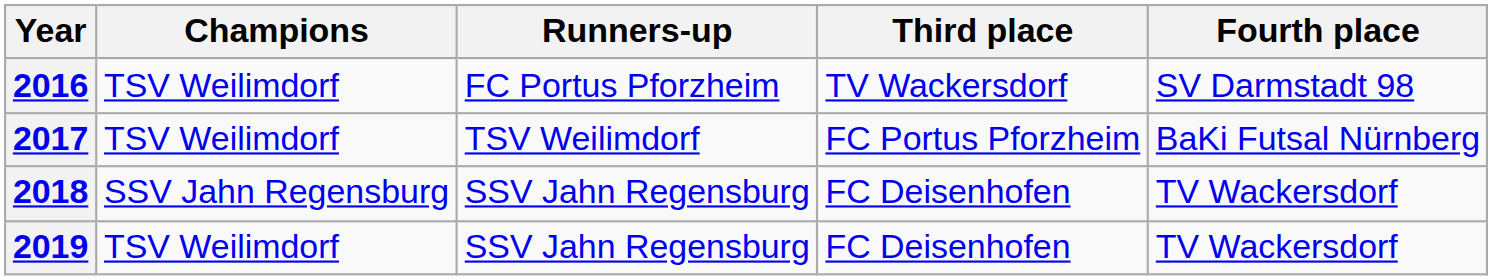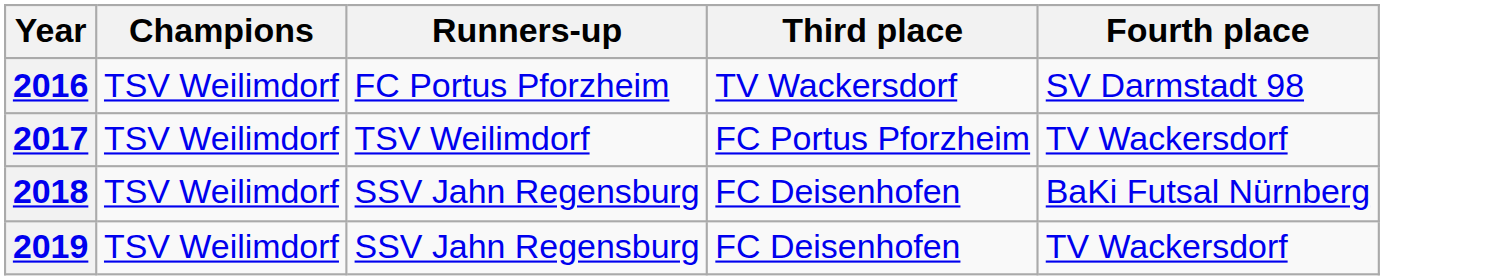(1318, 138) BaKi Futsal Nürnberg -> (1167, 138) TV Wackersdorf
(277, 192) SSV Jahn Regensburg -> (221, 192) TSV Weilimdorf
(1277, 192) TV Wackersdorf -> (1208, 192) BaKi Futsal Nürnberg
